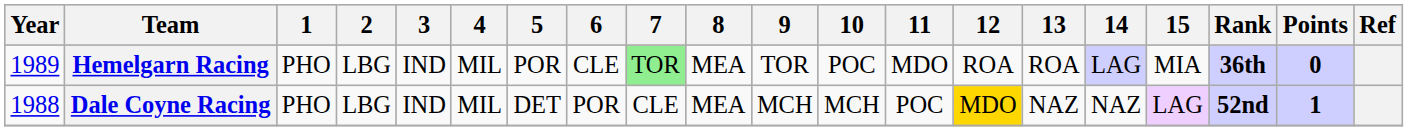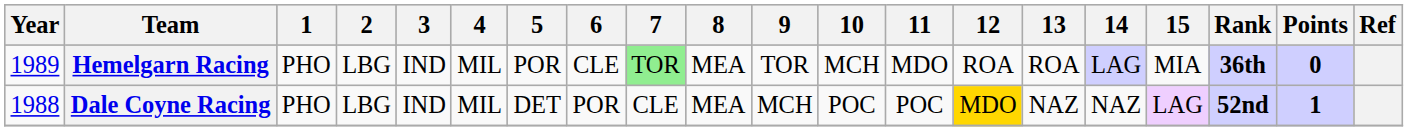(852, 65) POC -> (852, 65) MCH
(852, 105) MCH -> (852, 105) POC
